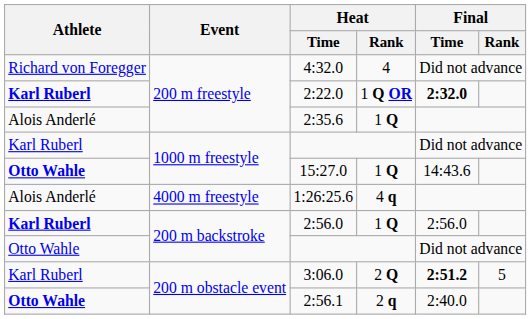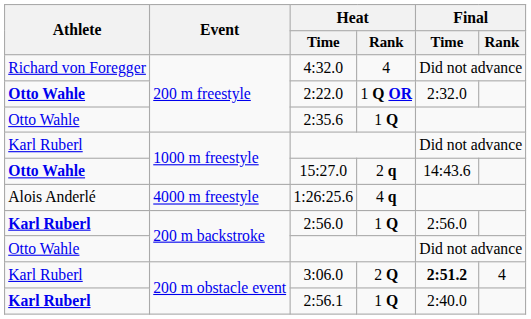(49, 94) Karl Ruberl -> (47, 94) Otto Wahle
(447, 94) bold -> (447, 94) normal
(52, 119) Alois Anderlé -> (44, 119) Otto Wahle
(386, 171) 1 Q -> (386, 171) 2 q
(502, 275) 5 -> (502, 275) 4
(47, 301) Otto Wahle -> (49, 301) Karl Ruberl
(386, 301) 2 q -> (386, 301) 1 Q
